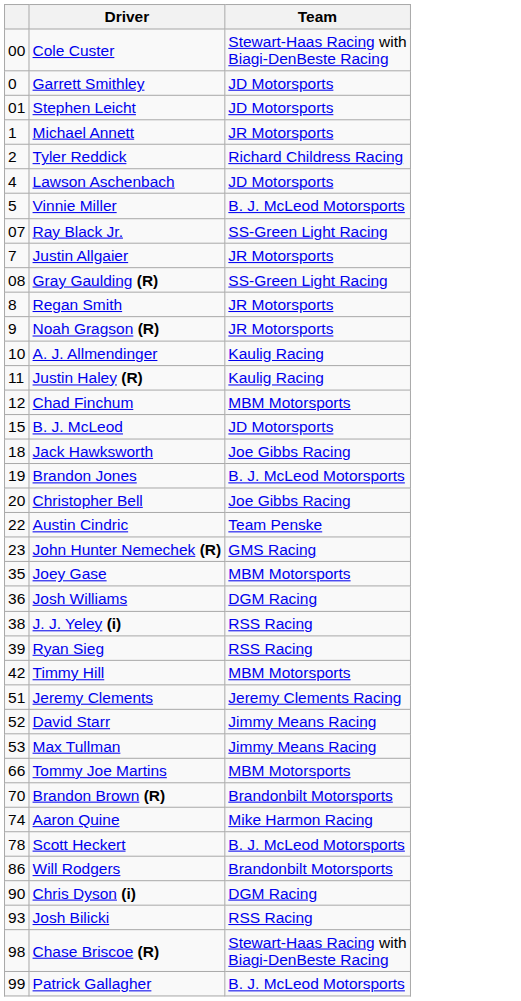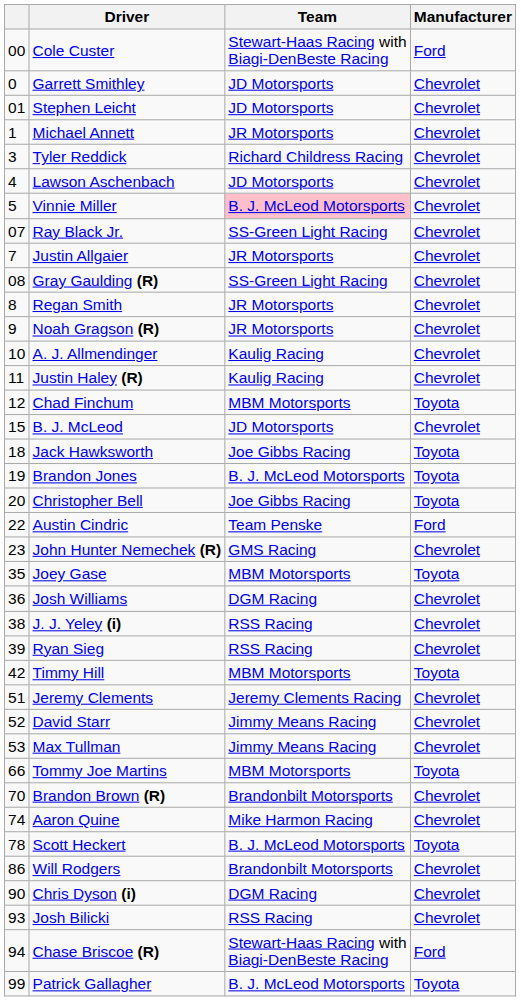+ column: (463, 17)
(12, 157) 2 -> (12, 157) 3
(317, 206) no background -> (317, 206) pink background
(17, 951) 98 -> (17, 951) 94
